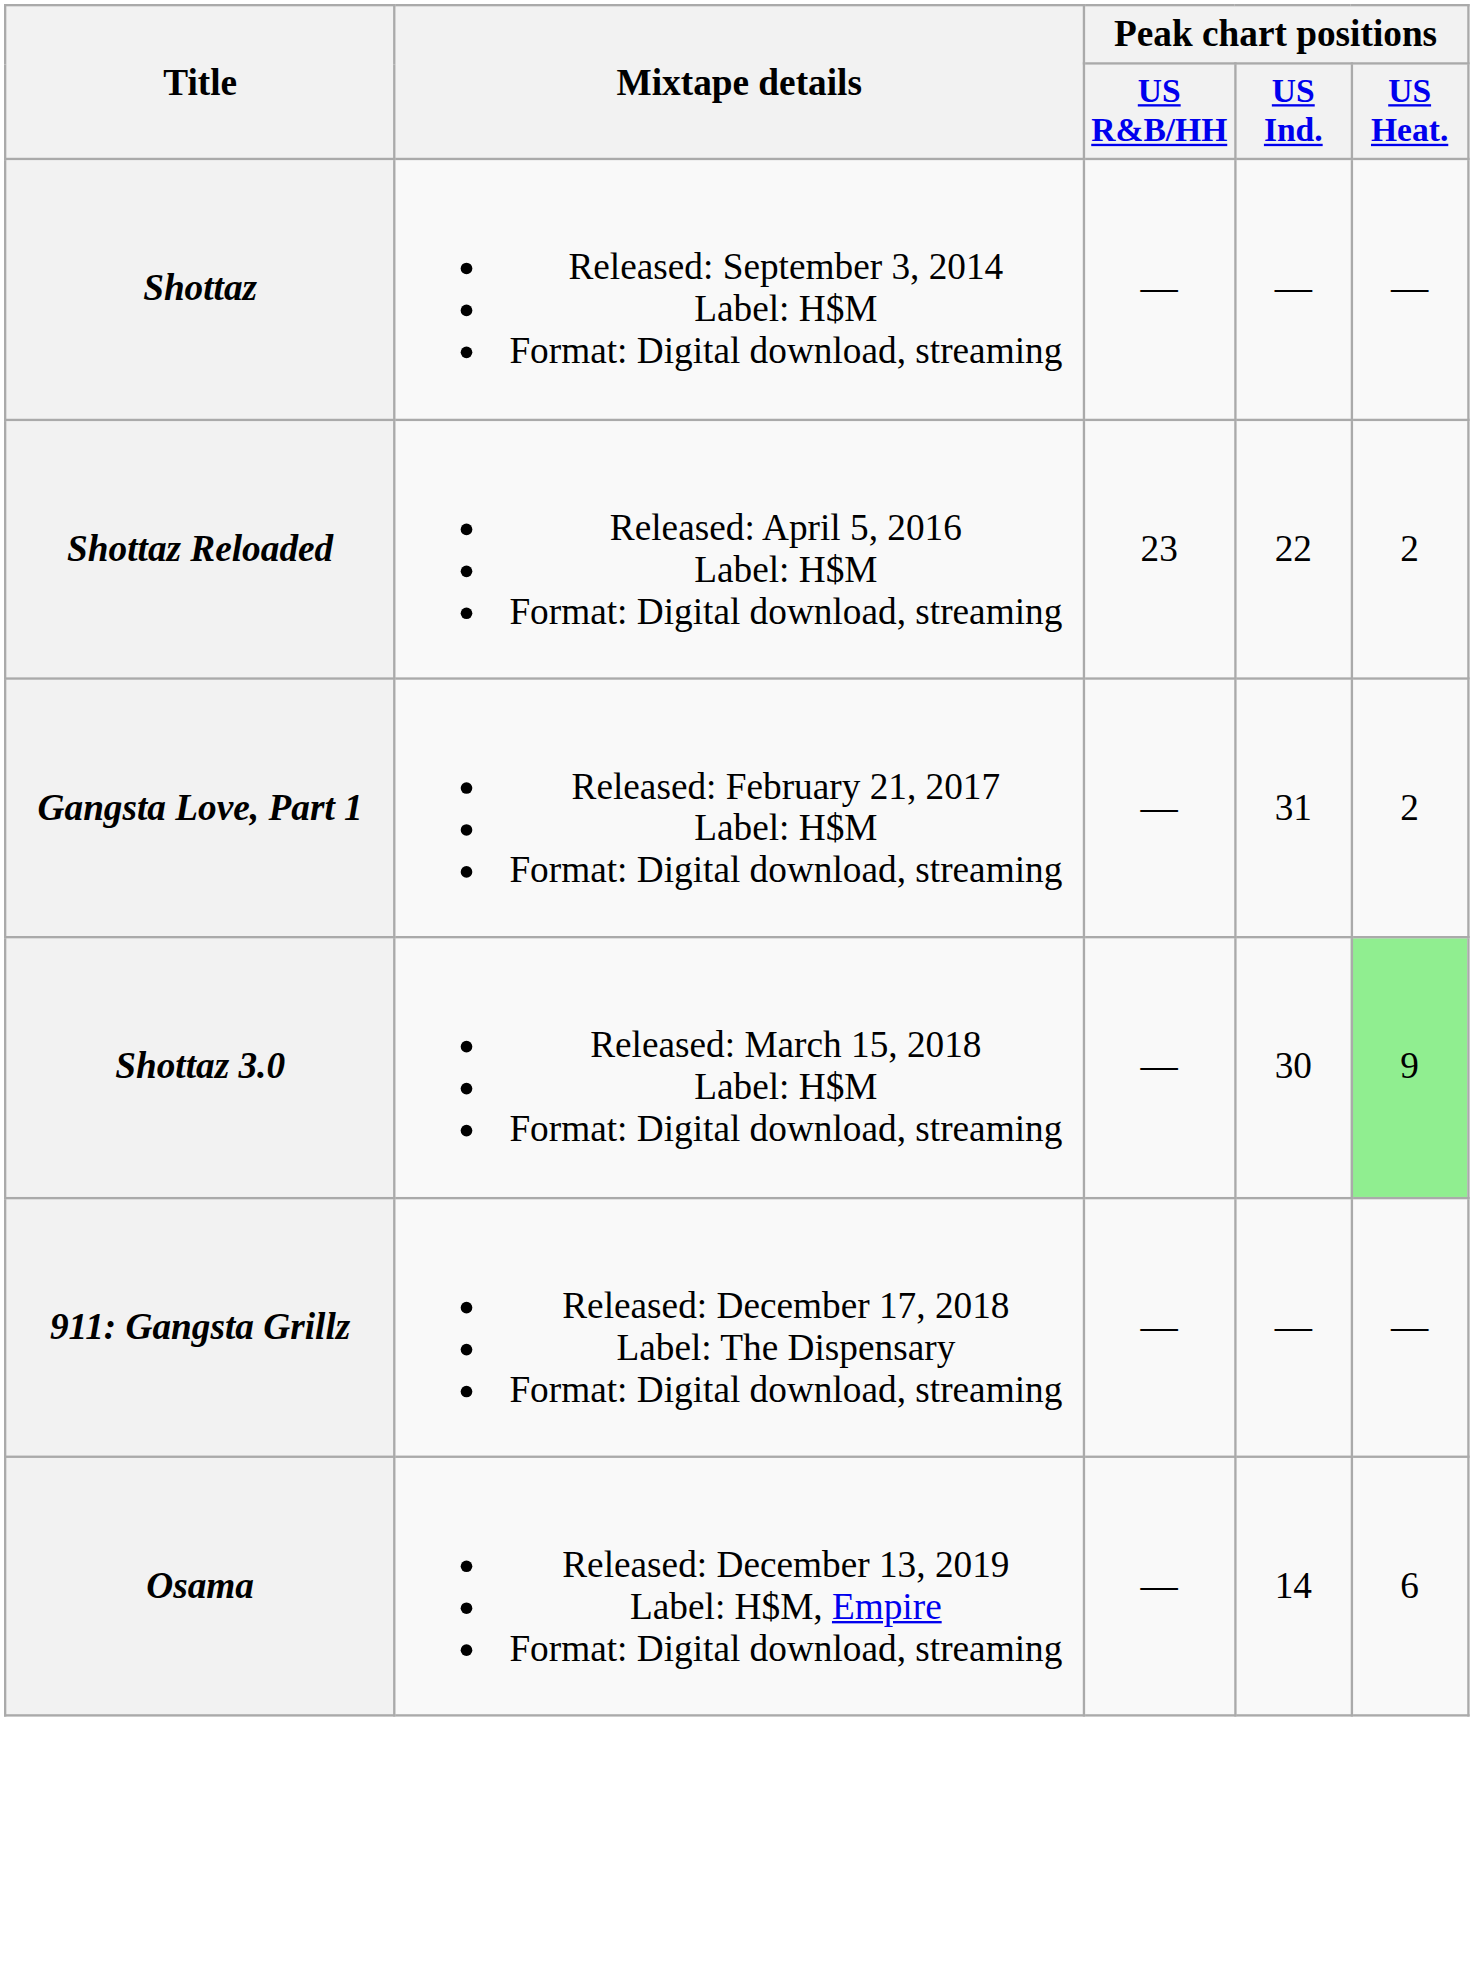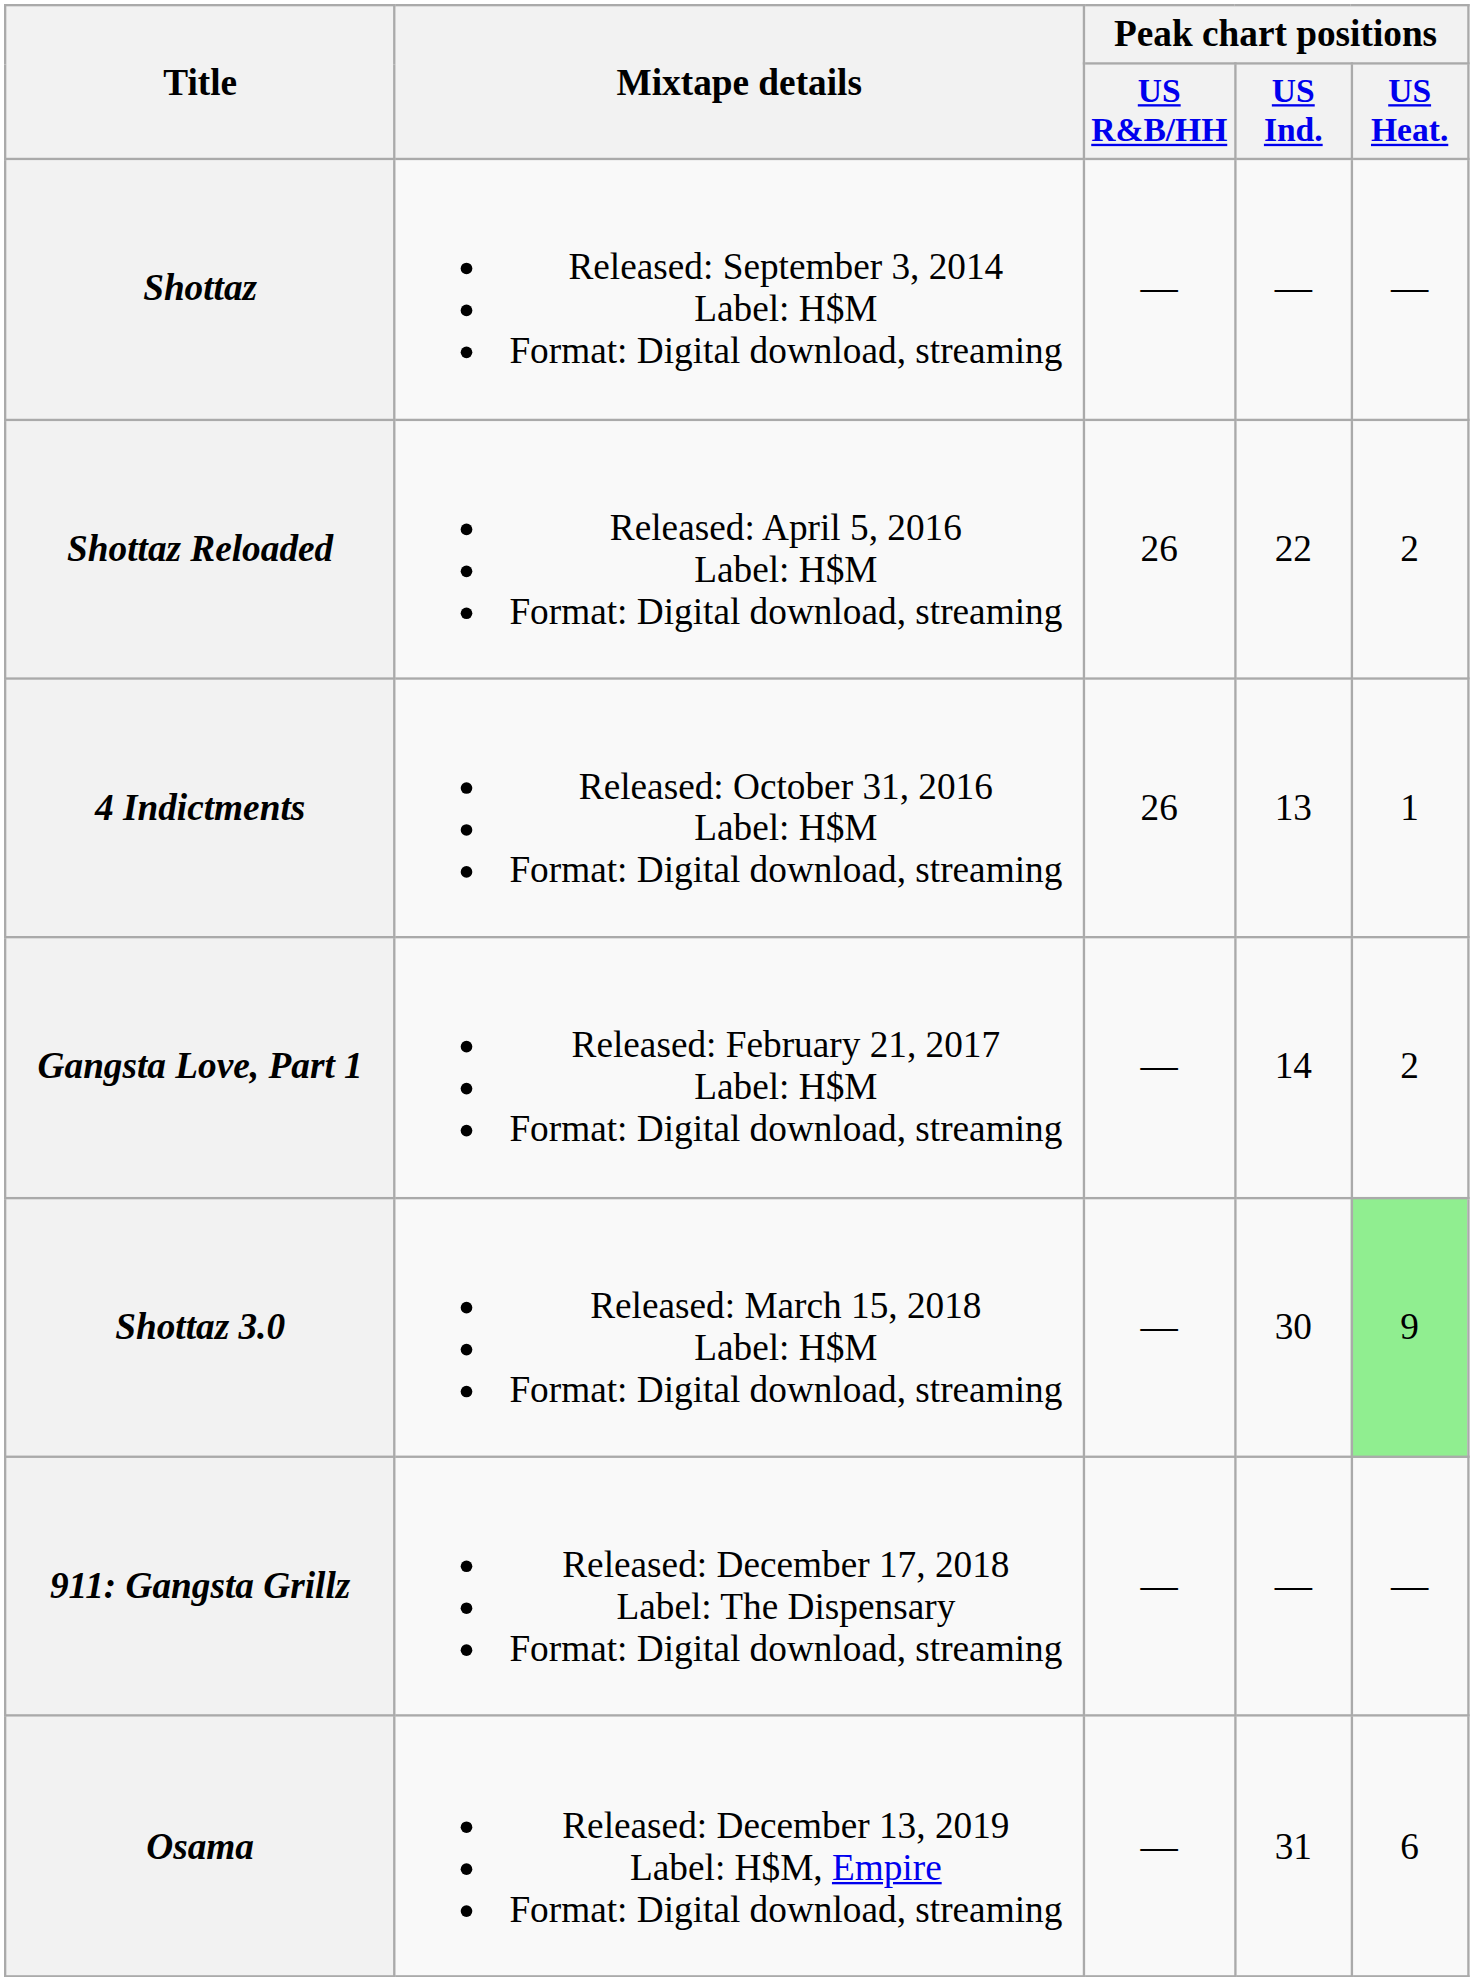(1159, 547) 23 -> (1159, 547) 26
+ row: (200, 807)
(1293, 807) 31 -> (1293, 1066) 14
(1293, 1585) 14 -> (1293, 1845) 31
